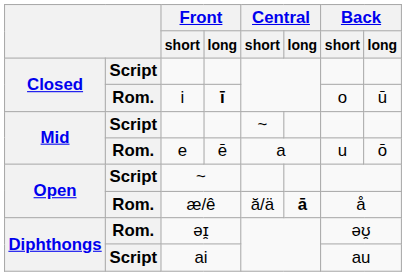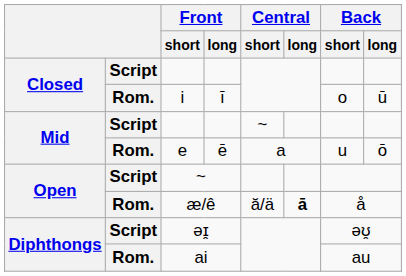(222, 97) bold -> (222, 97) normal
(133, 230) Rom. -> (133, 230) Script
(133, 257) Script -> (133, 257) Rom.
